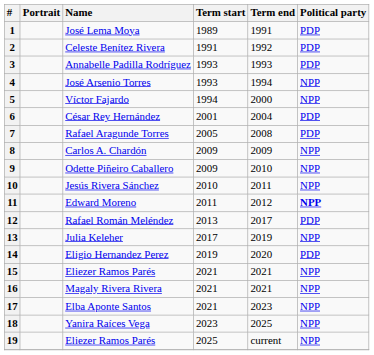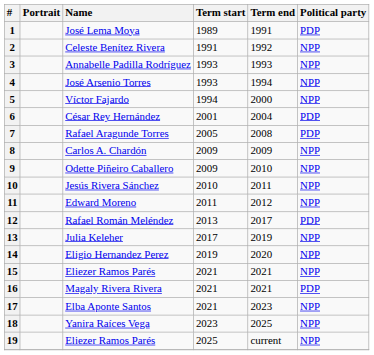(310, 47) PDP -> (310, 47) NPP
(310, 64) PDP -> (310, 64) NPP
(311, 202) bold -> (310, 202) normal
(310, 254) PDP -> (310, 254) NPP
(310, 289) NPP -> (310, 289) PDP
